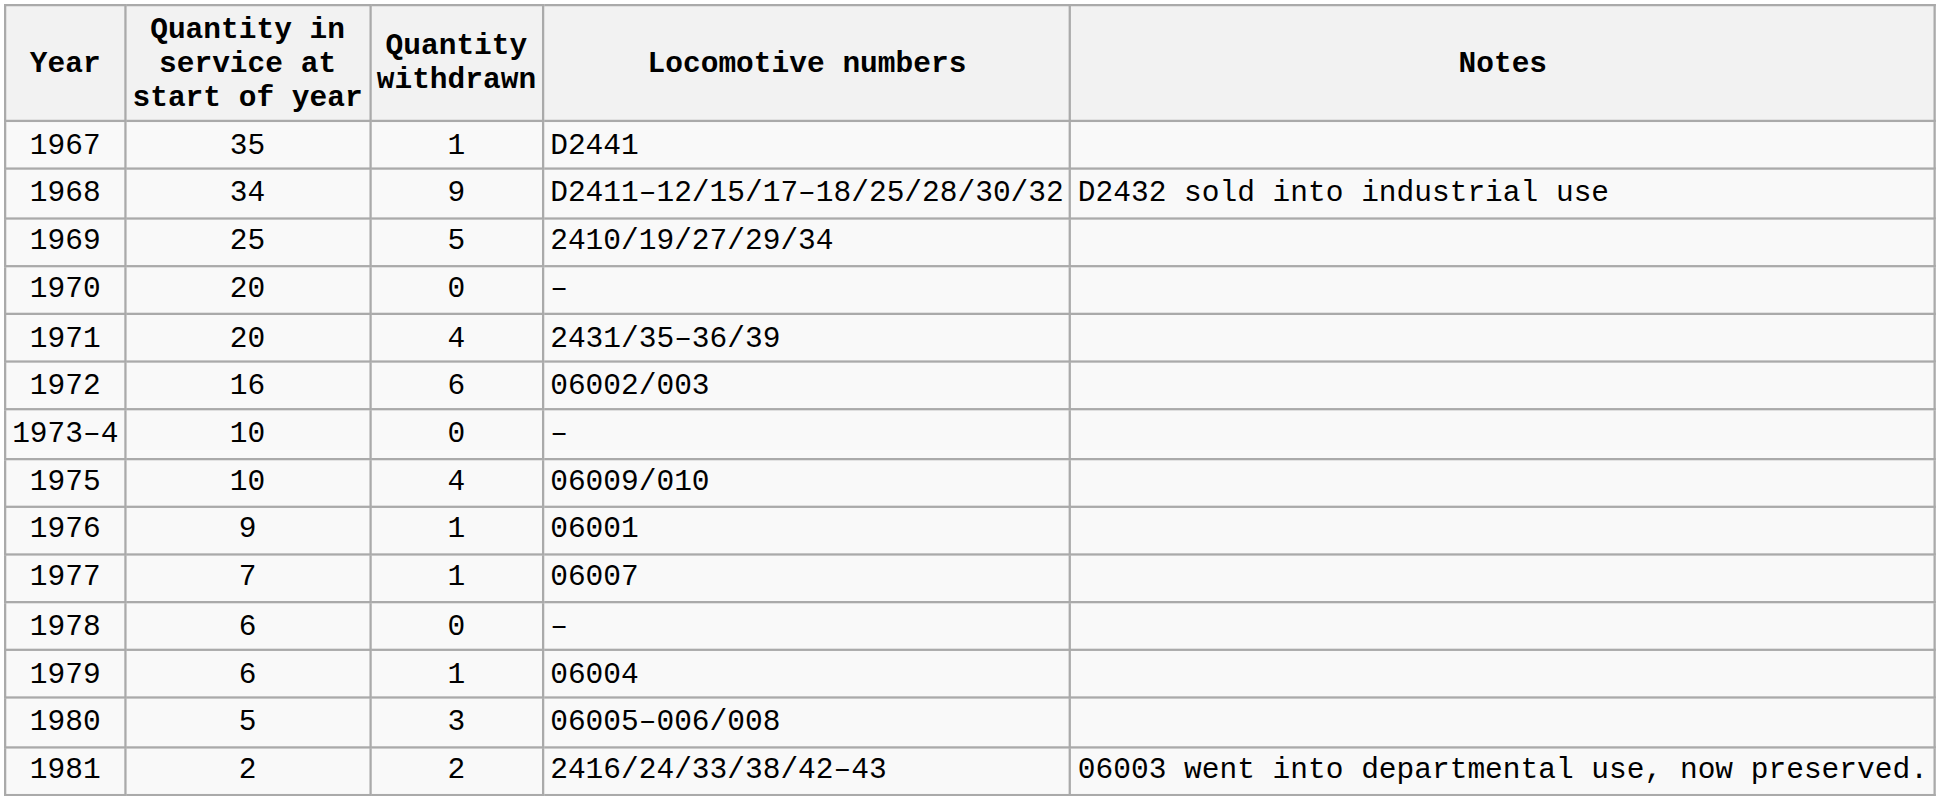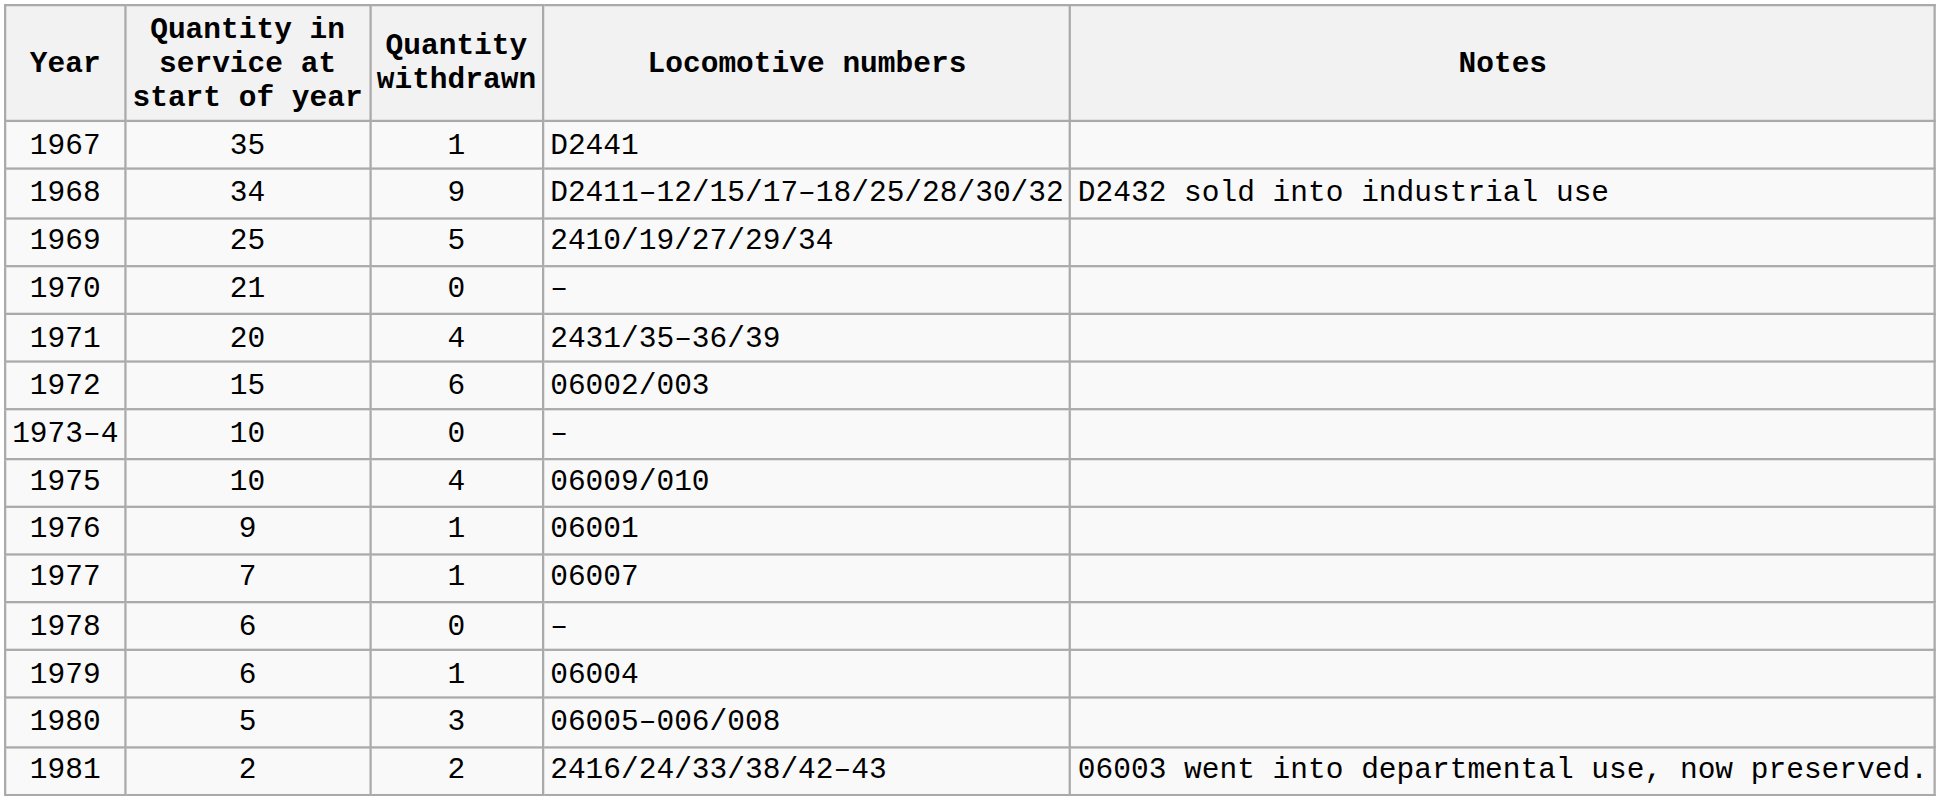(248, 290) 20 -> (248, 290) 21
(248, 386) 16 -> (248, 386) 15
